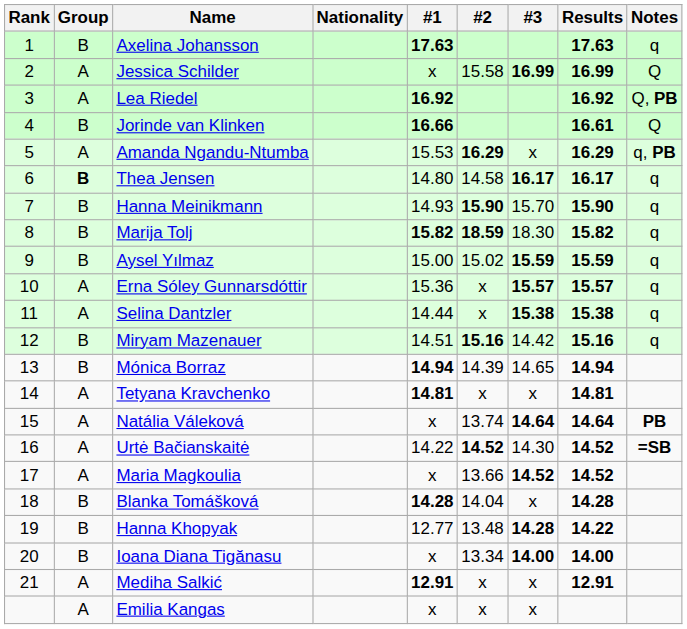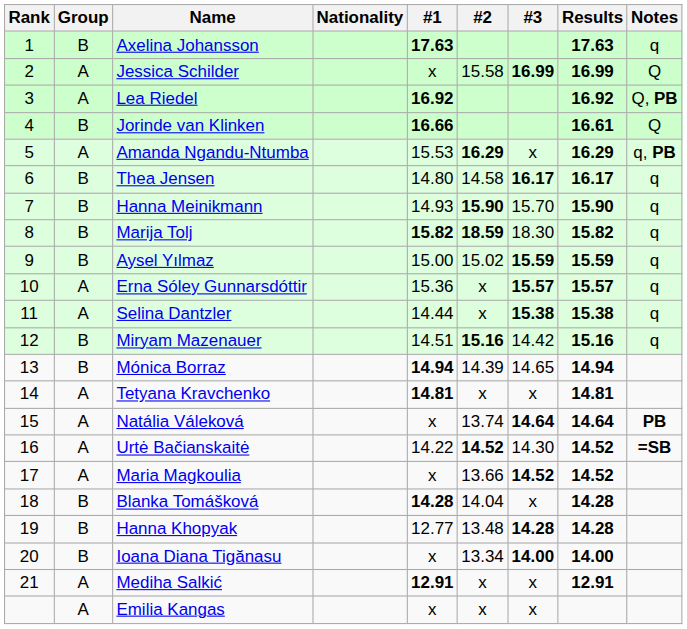(83, 179) bold -> (83, 179) normal
(593, 529) 14.22 -> (593, 529) 14.28
